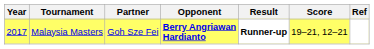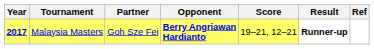columns swapped: (320, 12) <-> (264, 12)
(17, 32) normal -> (17, 32) bold
